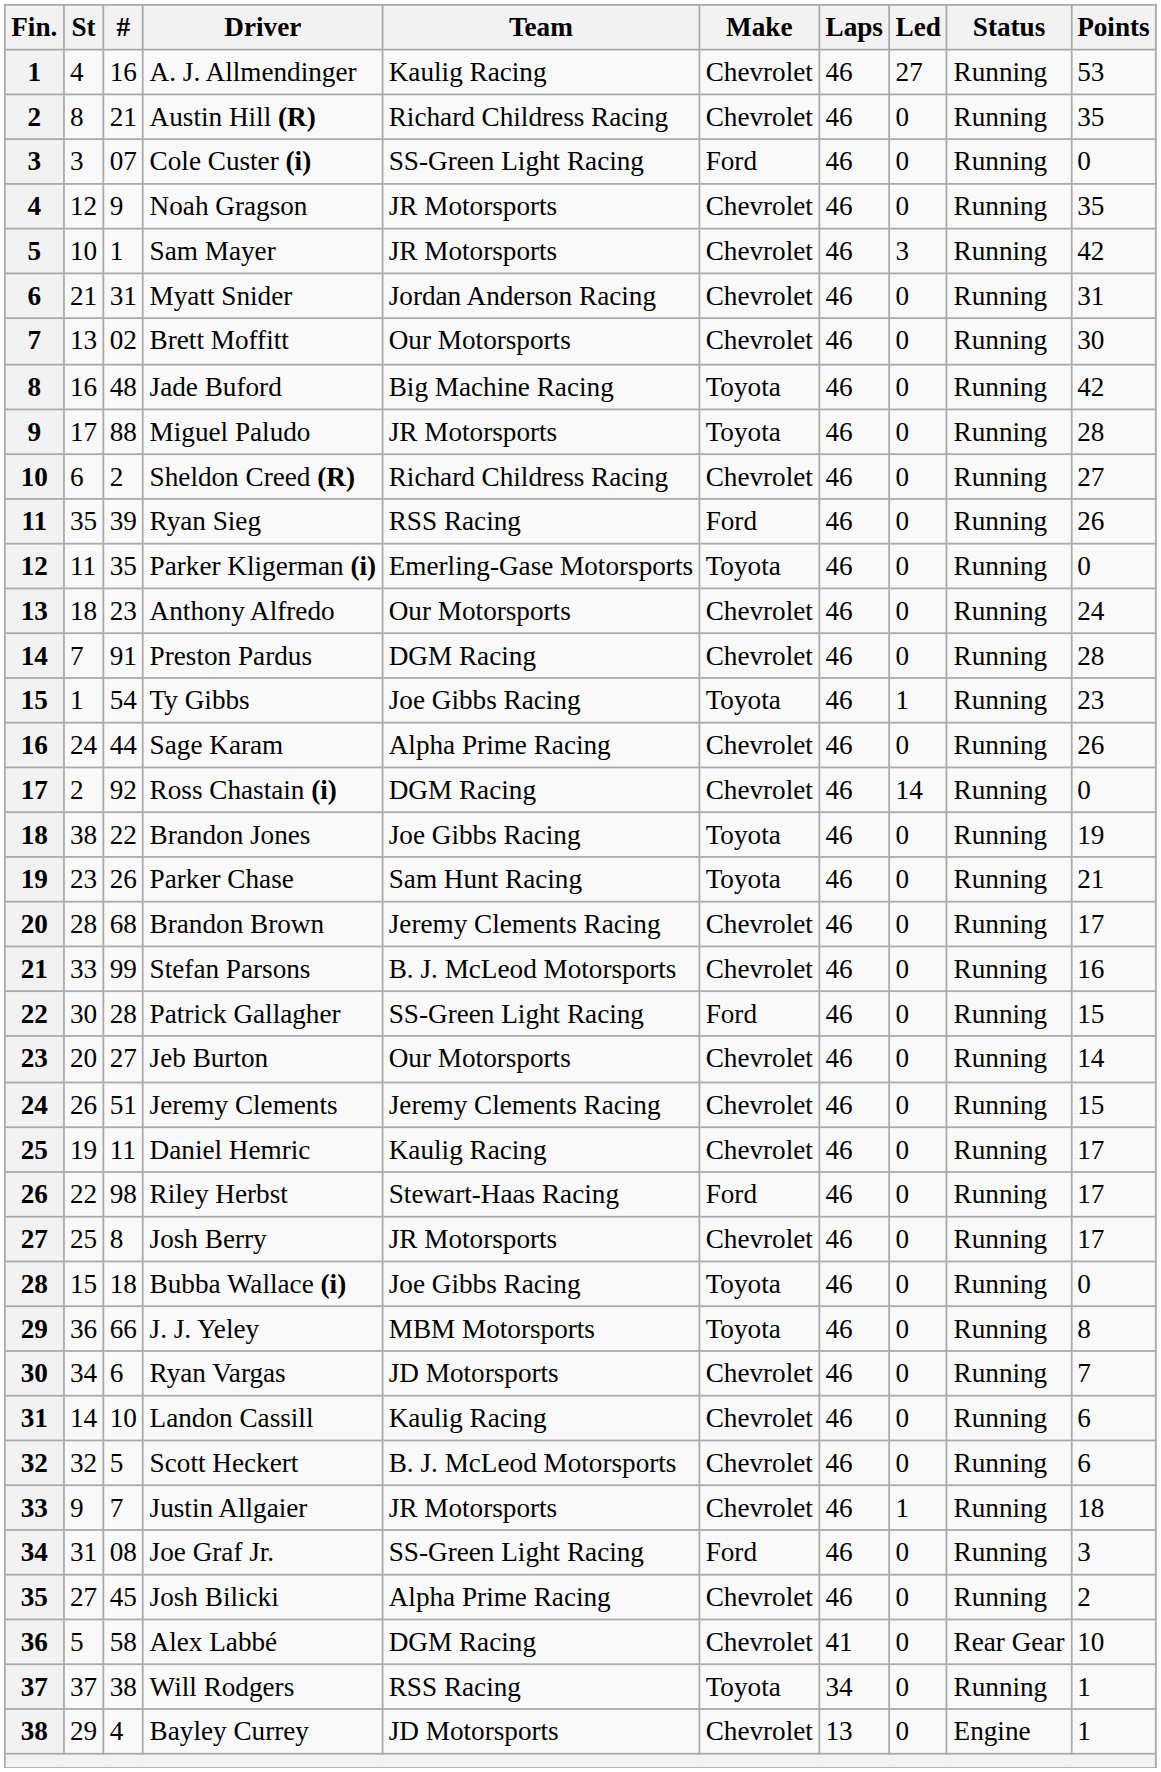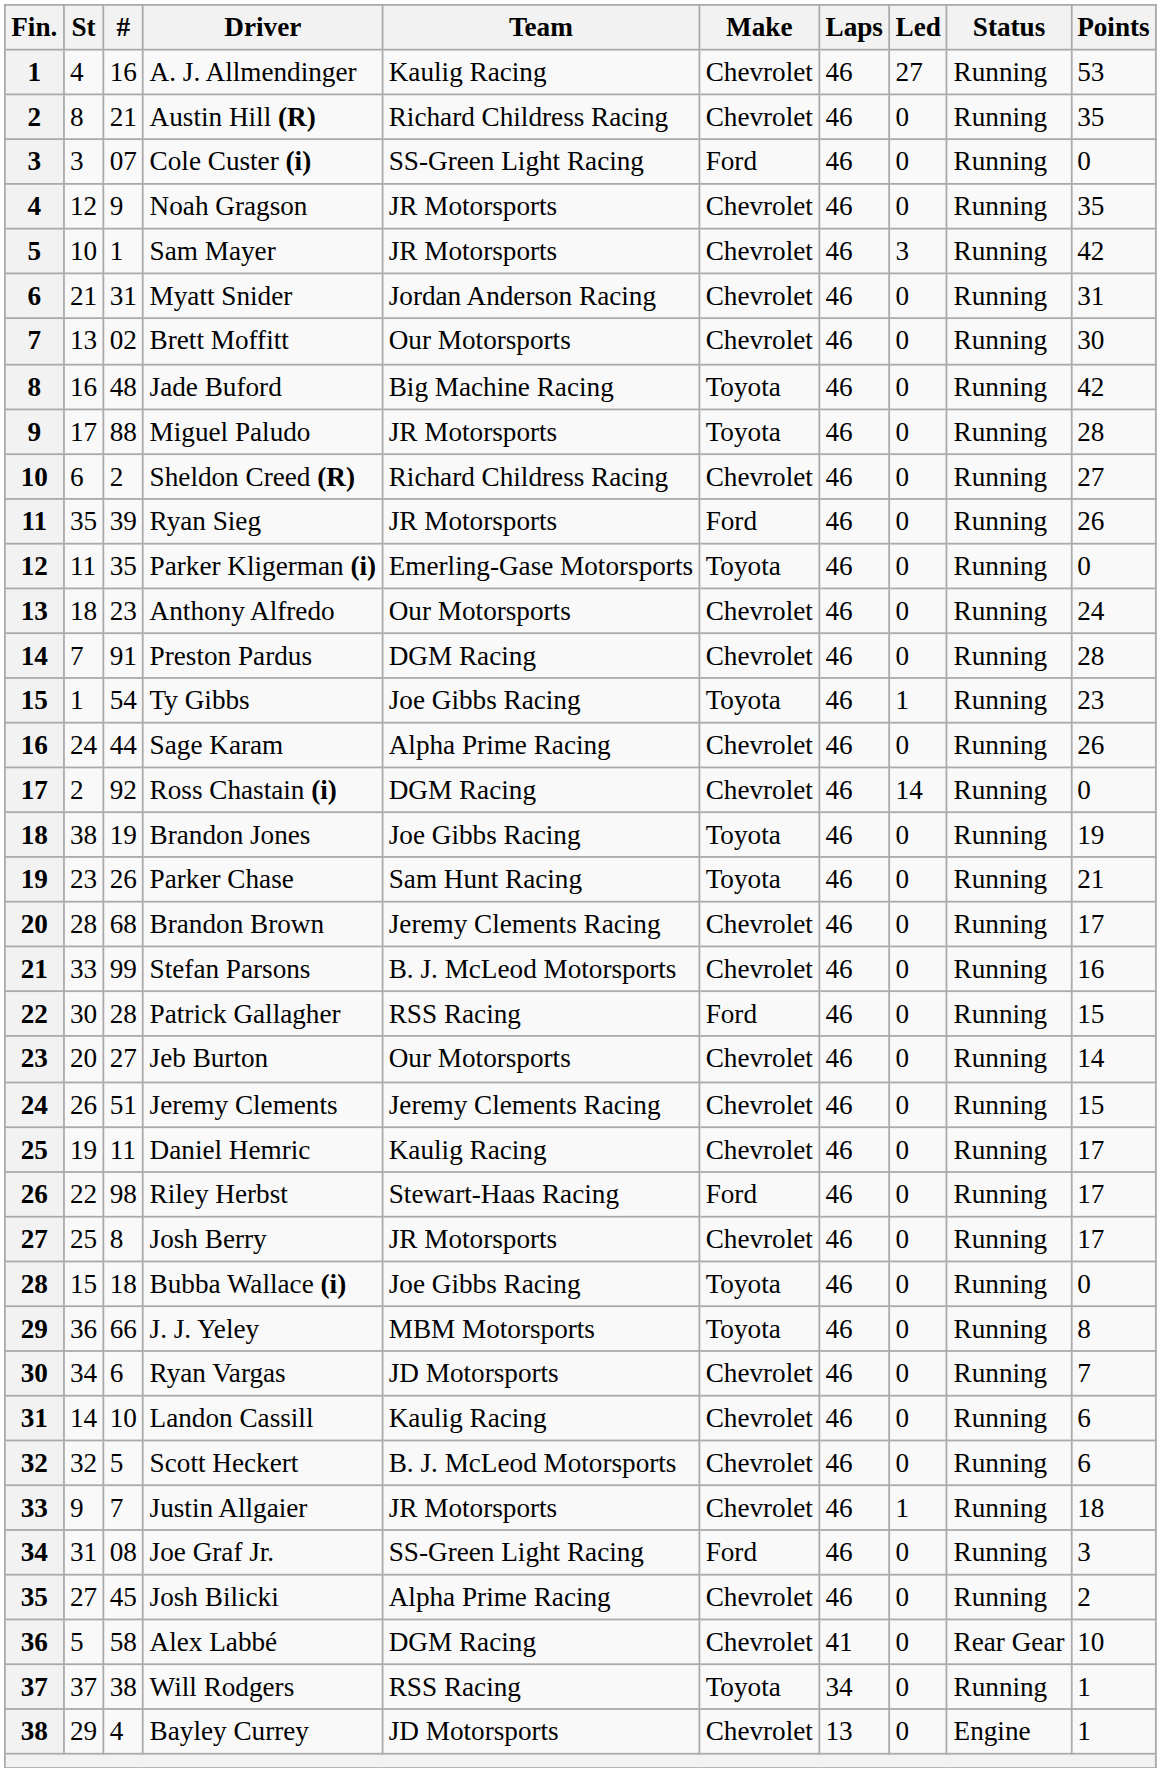(455, 520) RSS Racing -> (473, 520) JR Motorsports
(123, 834) 22 -> (123, 834) 19
(516, 1014) SS-Green Light Racing -> (455, 1014) RSS Racing
